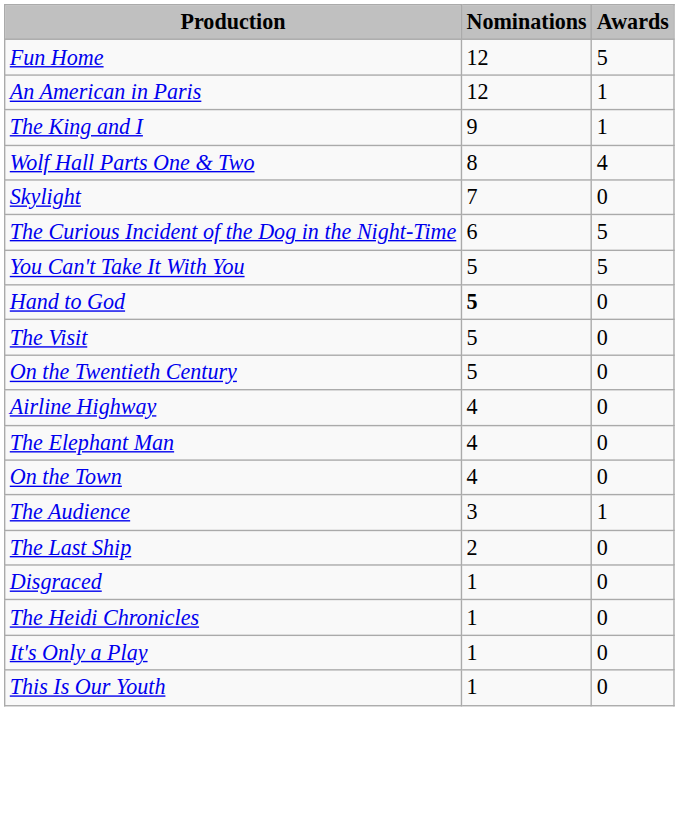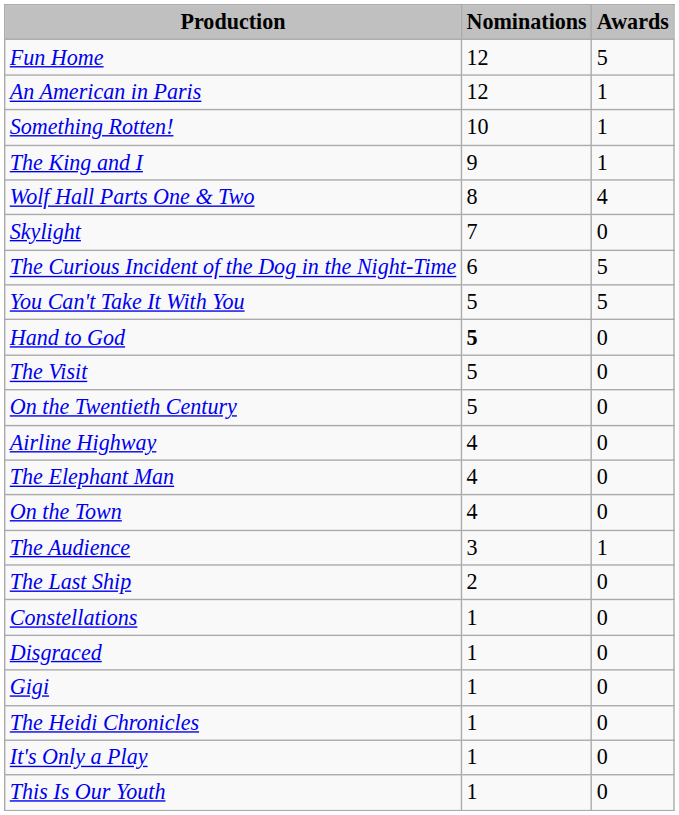+ row: (92, 127)
+ row: (74, 617)
+ row: (29, 687)
